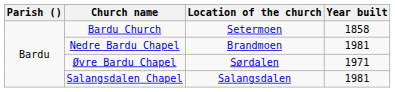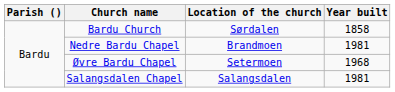(255, 29) Setermoen -> (255, 29) Sørdalen
(255, 62) Sørdalen -> (255, 62) Setermoen
(357, 62) 1971 -> (357, 62) 1968
